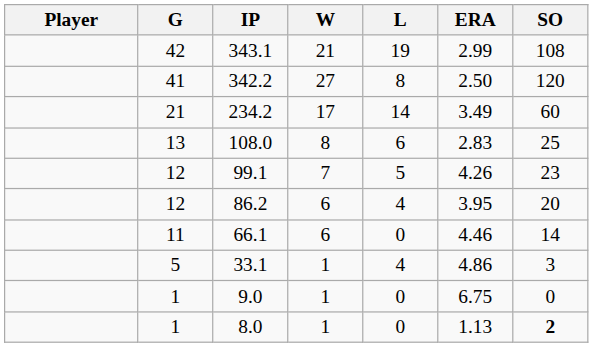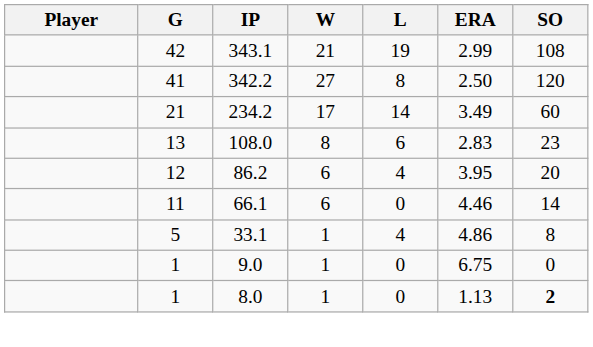(550, 142) 25 -> (550, 142) 23
- row: (250, 173)
(550, 265) 3 -> (550, 234) 8
